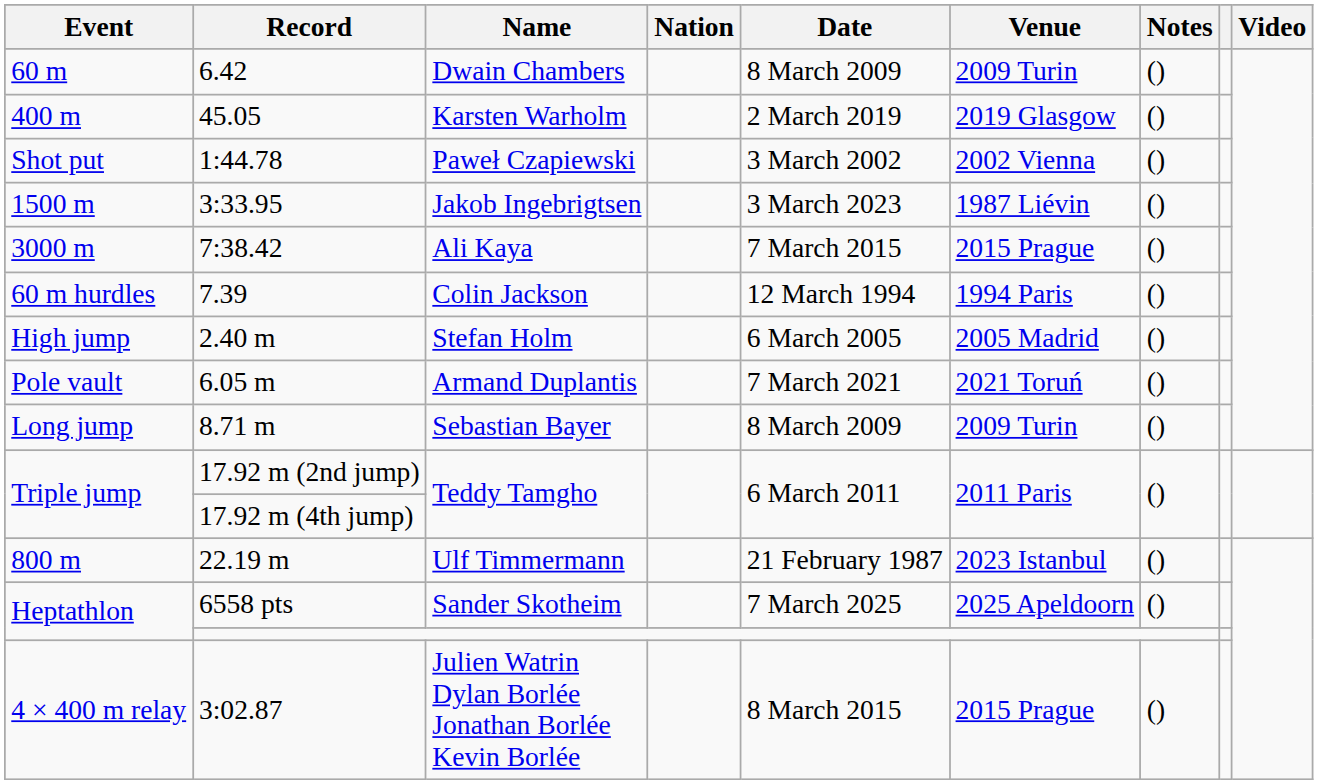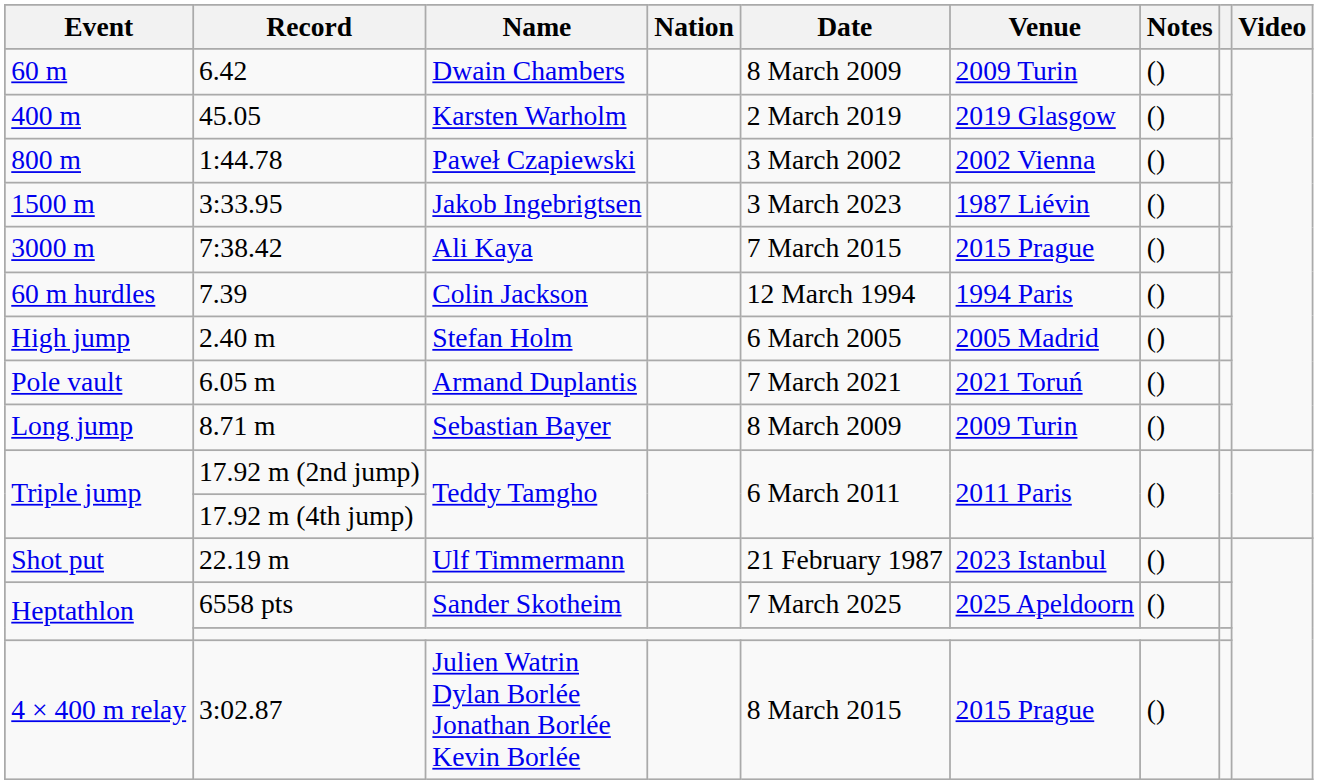(58, 159) Shot put -> (46, 159) 800 m
(46, 559) 800 m -> (58, 559) Shot put
